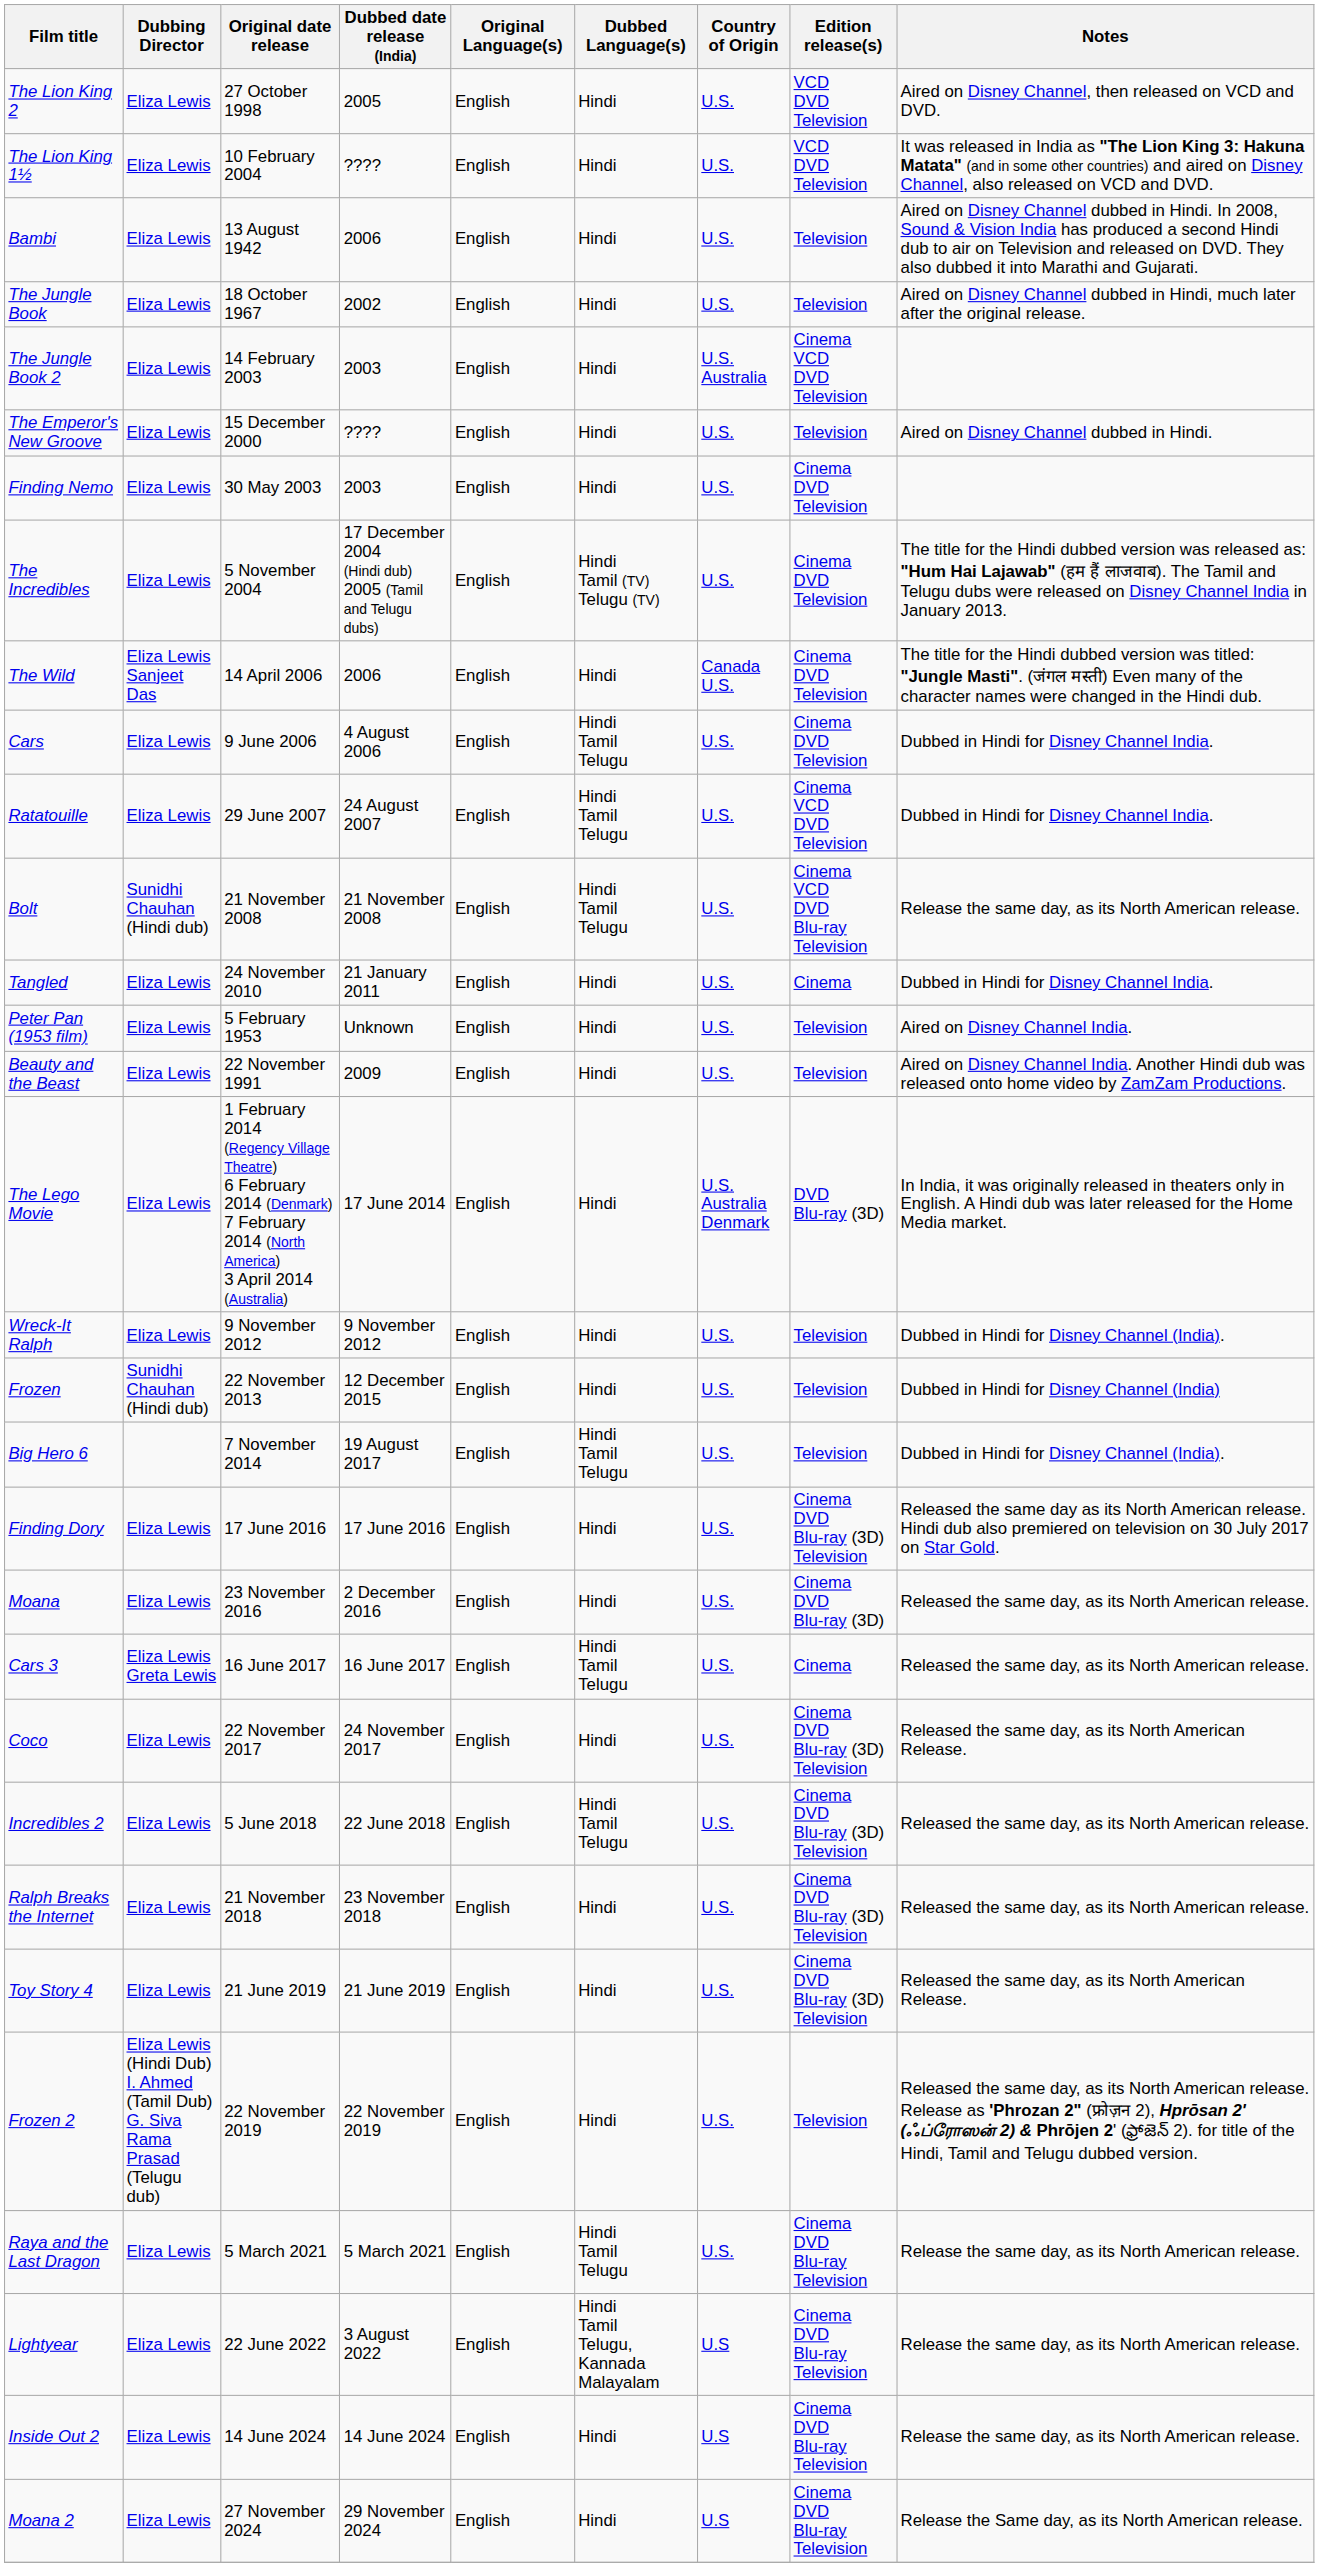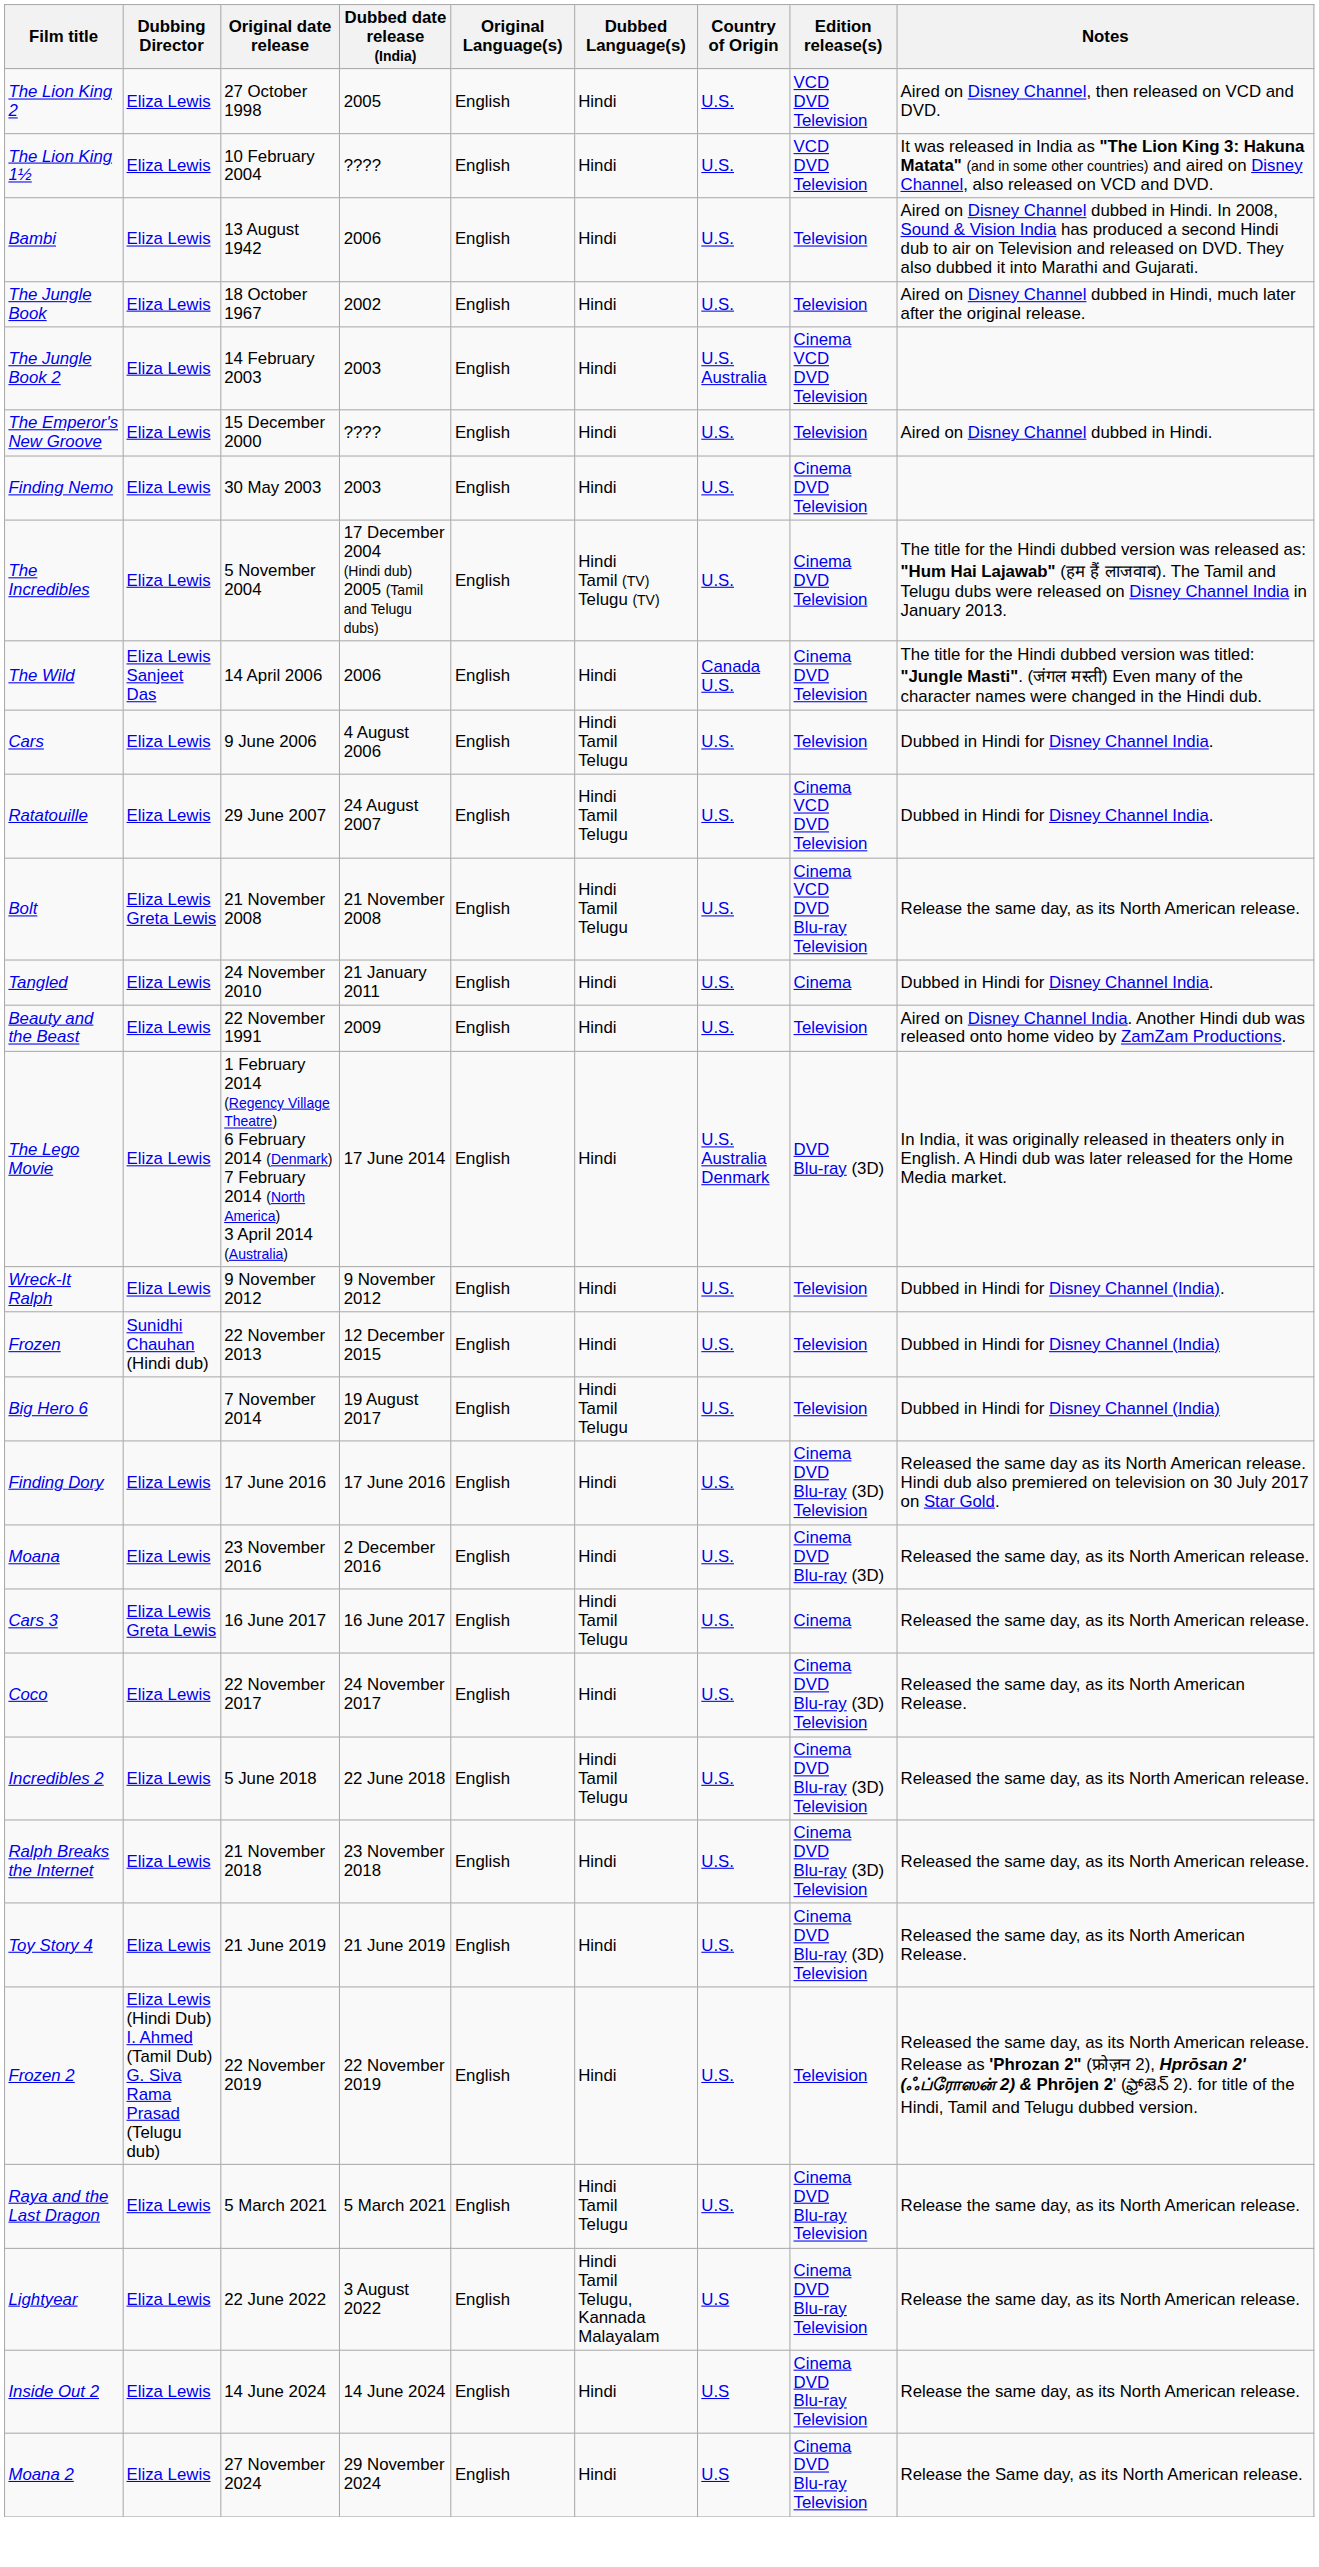(830, 742) Cinema DVD Television -> (830, 742) Television
(168, 908) Sunidhi Chauhan (Hindi dub) -> (171, 908) Eliza Lewis Greta Lewis
- row: (48, 1028)
(1063, 1454) Dubbed in Hindi for Disney Channel (India). -> (1060, 1408) Dubbed in Hindi for Disney Channel (India)
